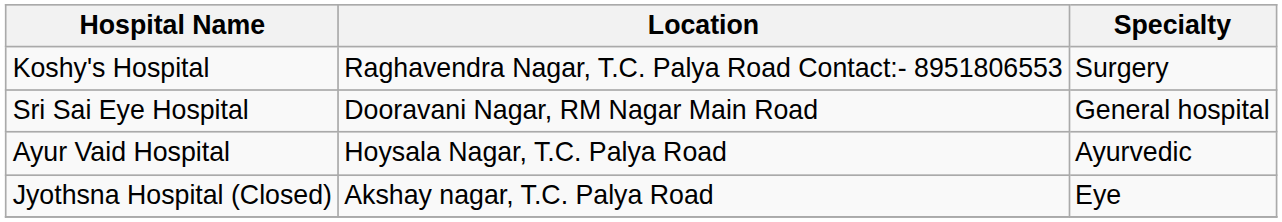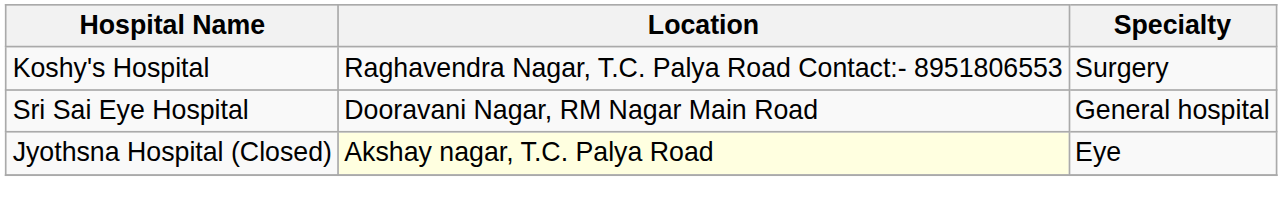- row: (121, 152)
(529, 195) no background -> (529, 152) lightyellow background
